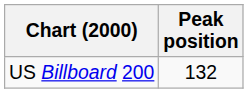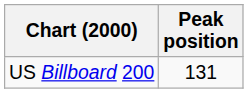(201, 72) 132 -> (201, 72) 131
